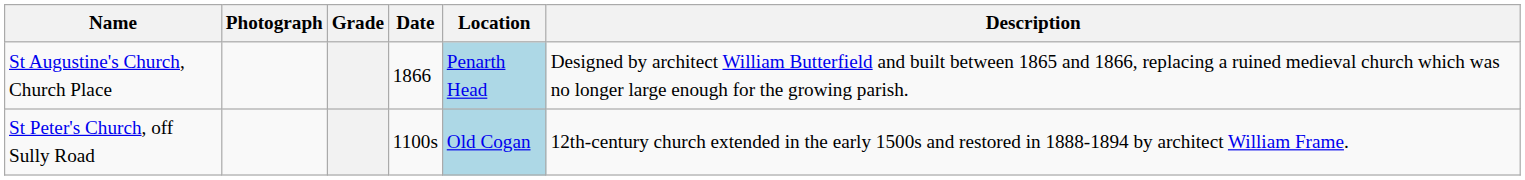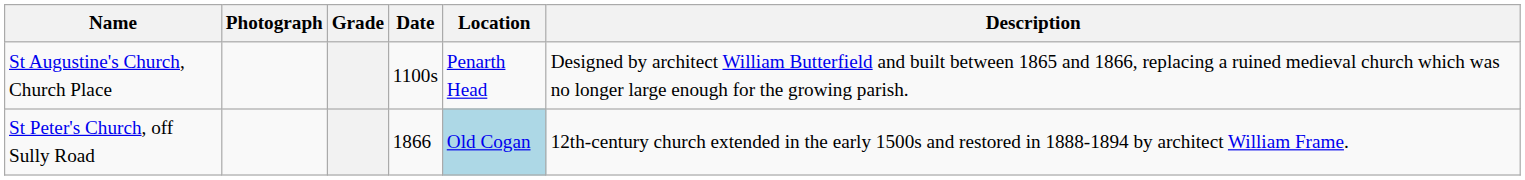(412, 75) 1866 -> (415, 75) 1100s
(476, 75) lightblue background -> (476, 75) no background
(415, 141) 1100s -> (412, 141) 1866
